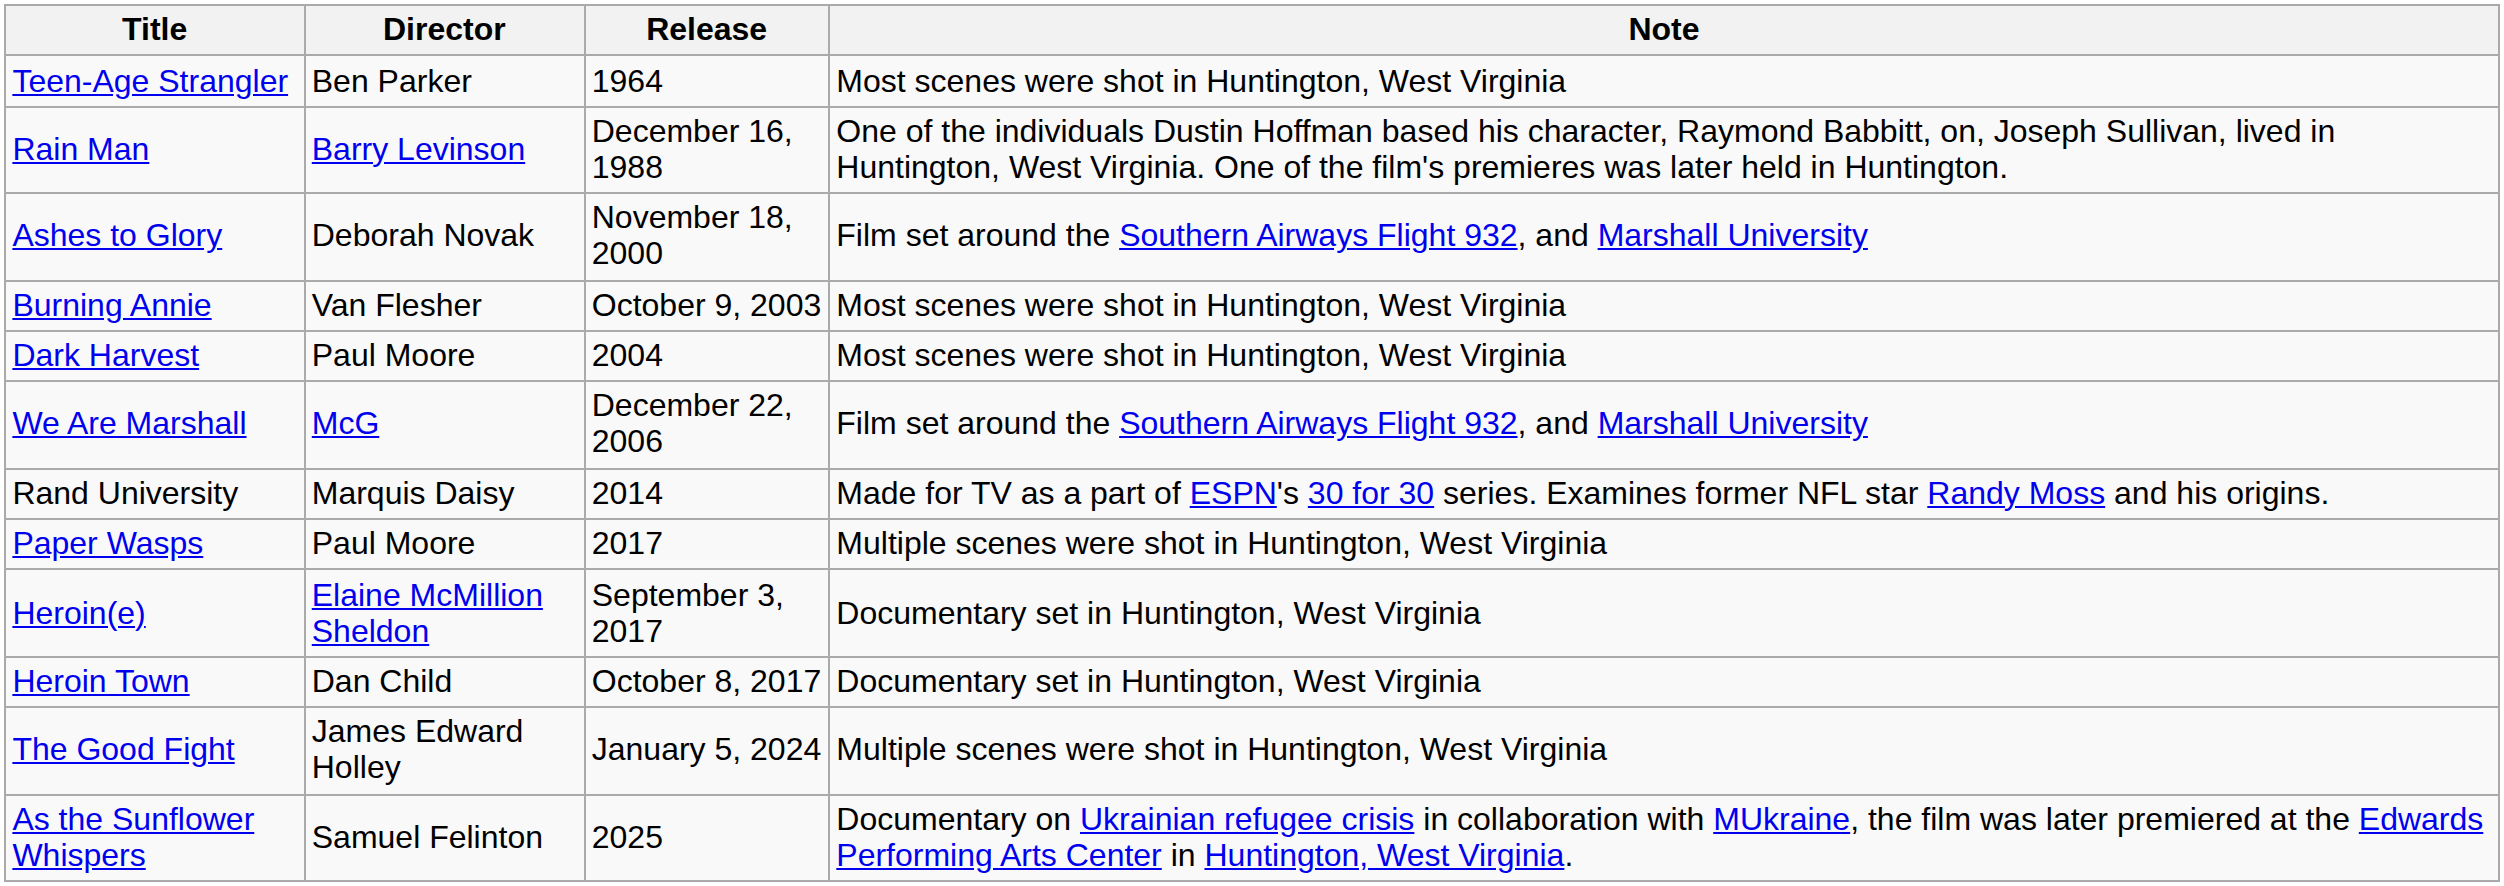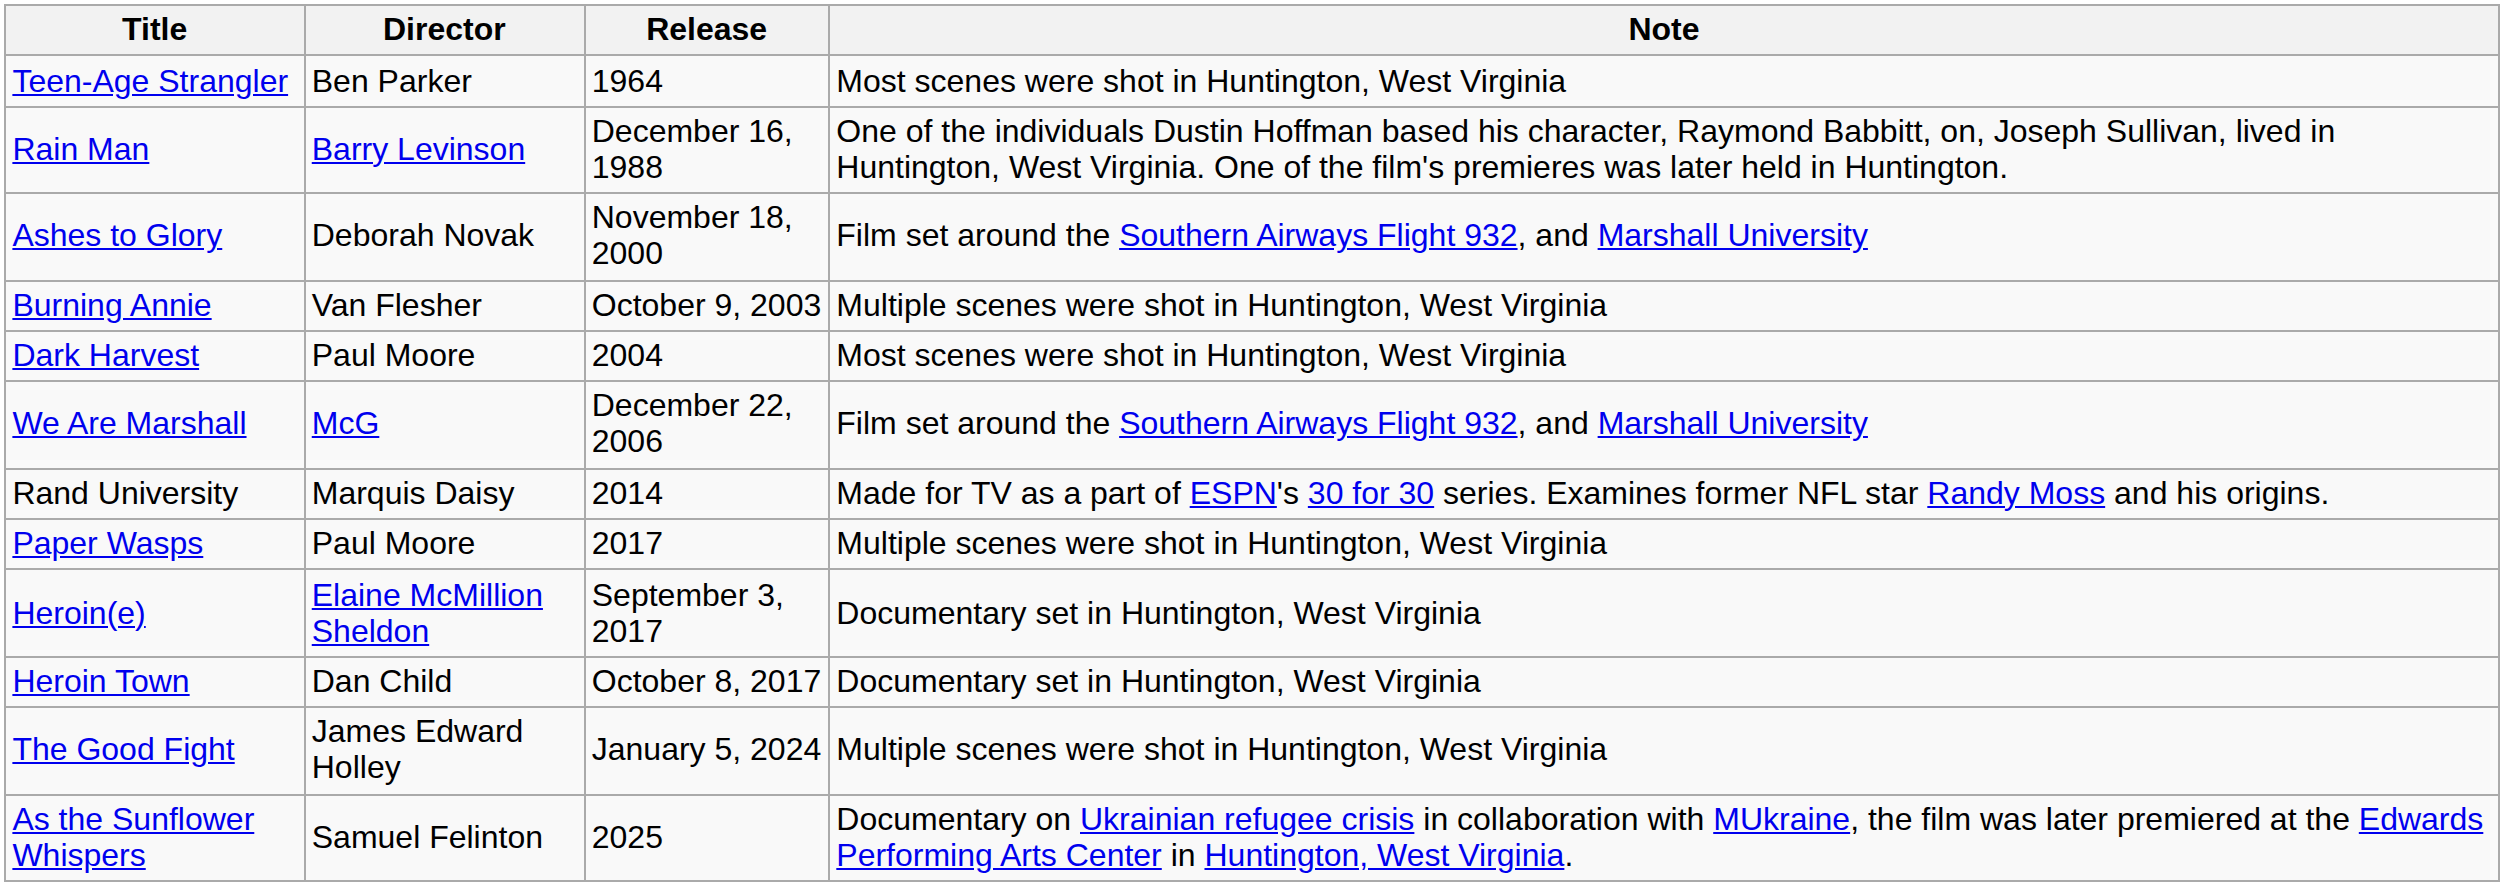(1201, 304) Most scenes were shot in Huntington, West Virginia -> (1222, 304) Multiple scenes were shot in Huntington, West Virginia
